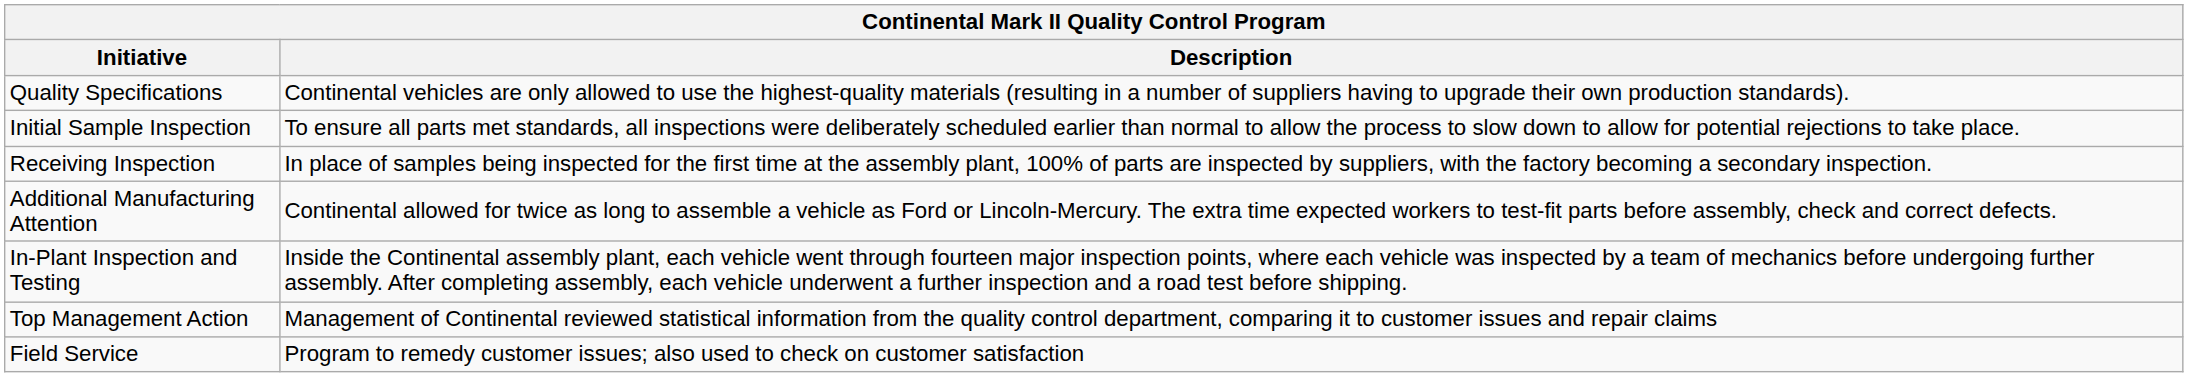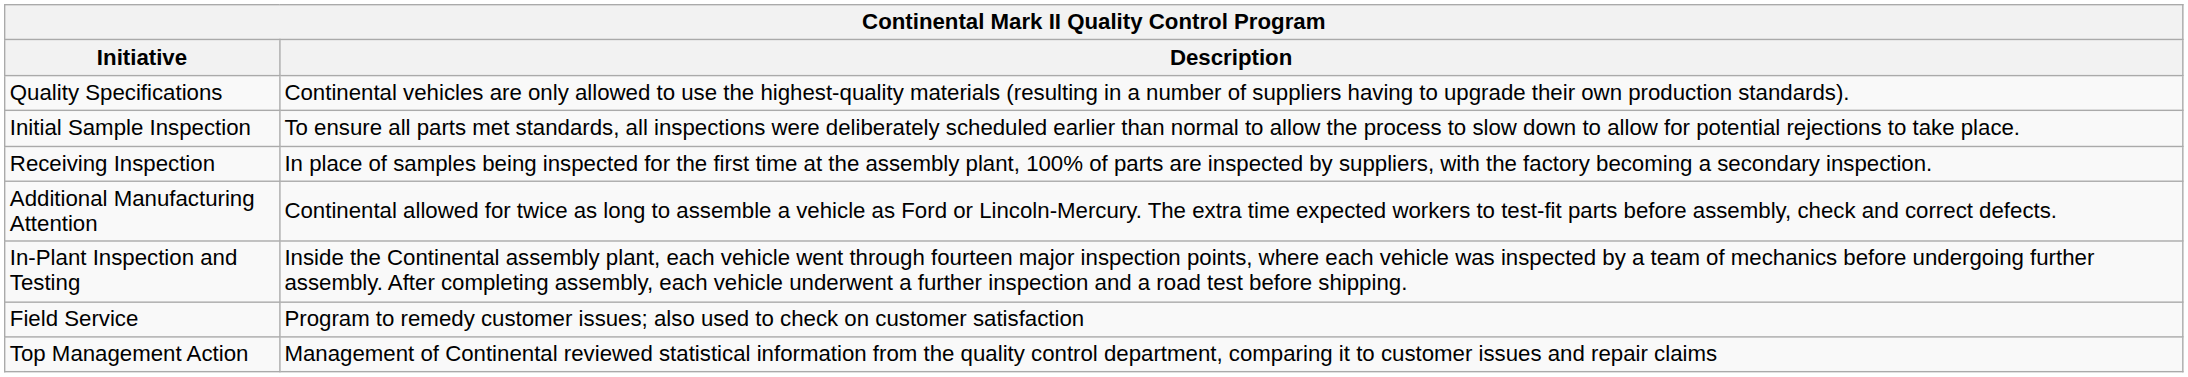rows swapped: (129, 319) <-> (74, 354)
